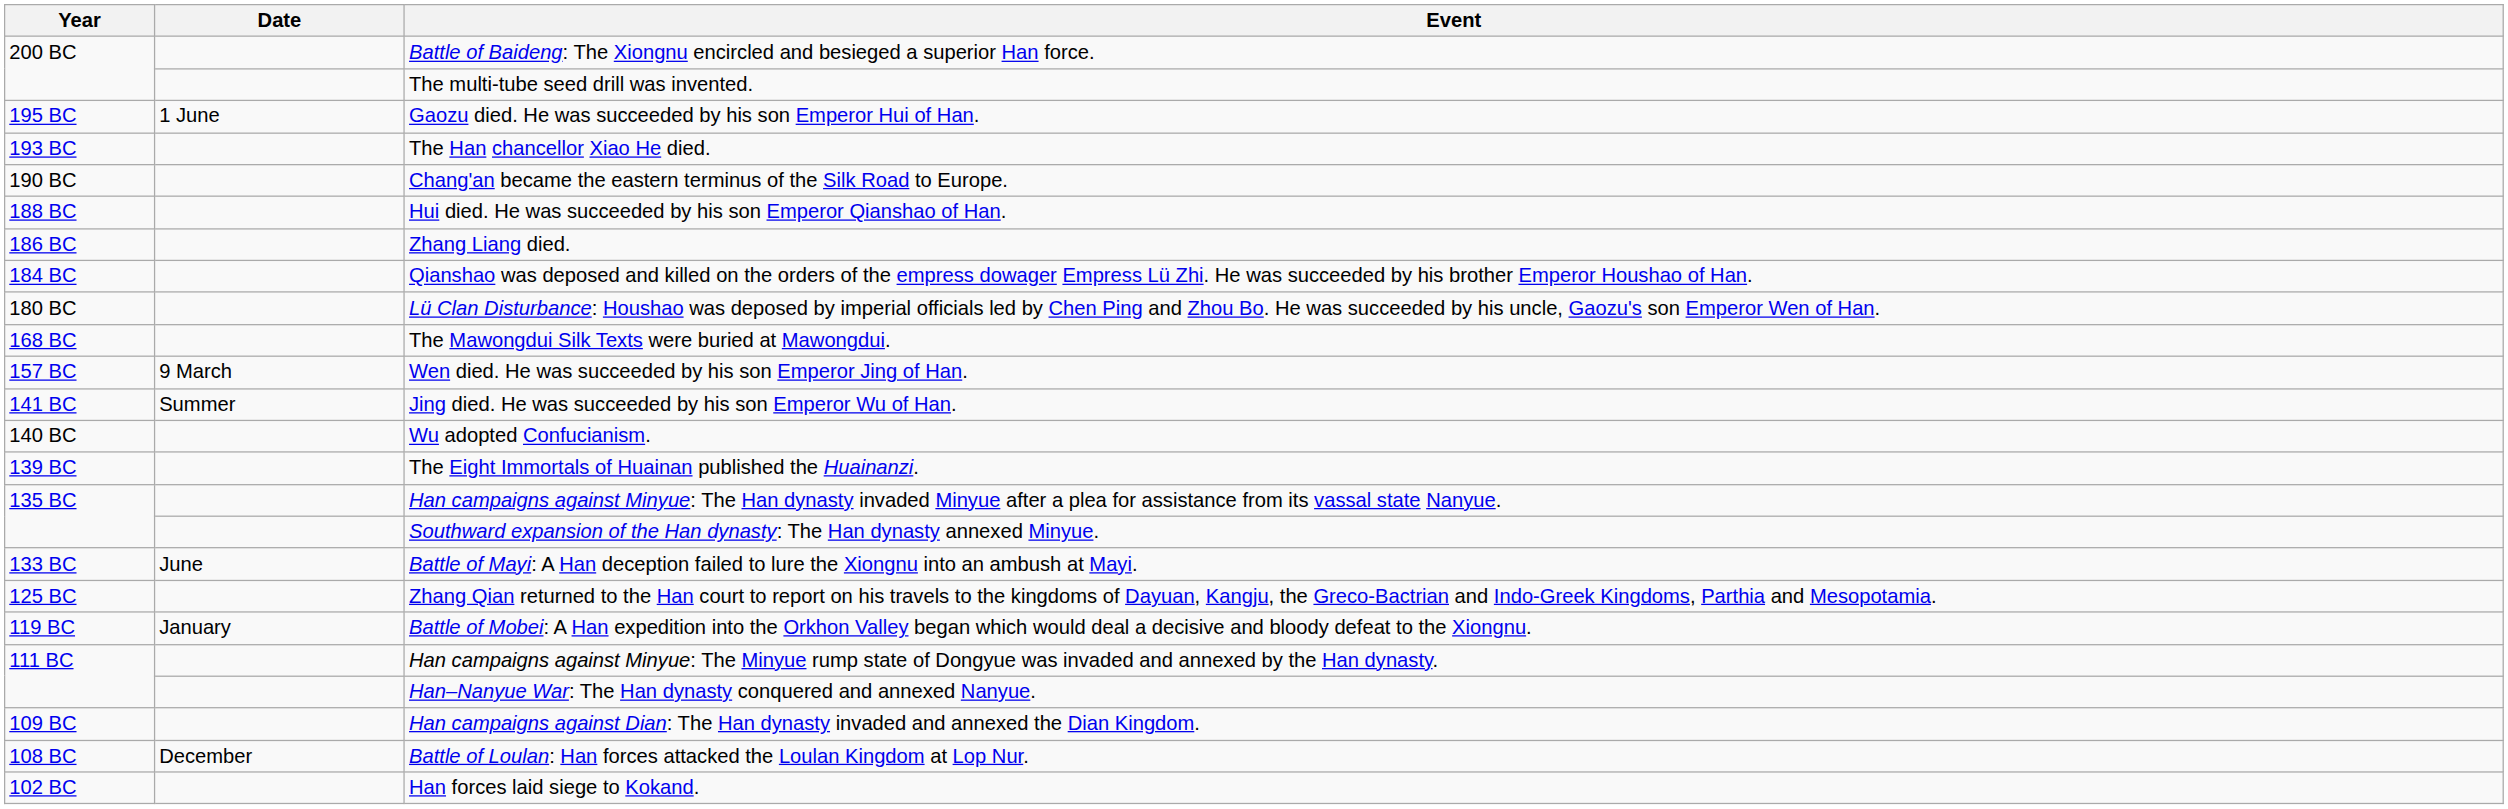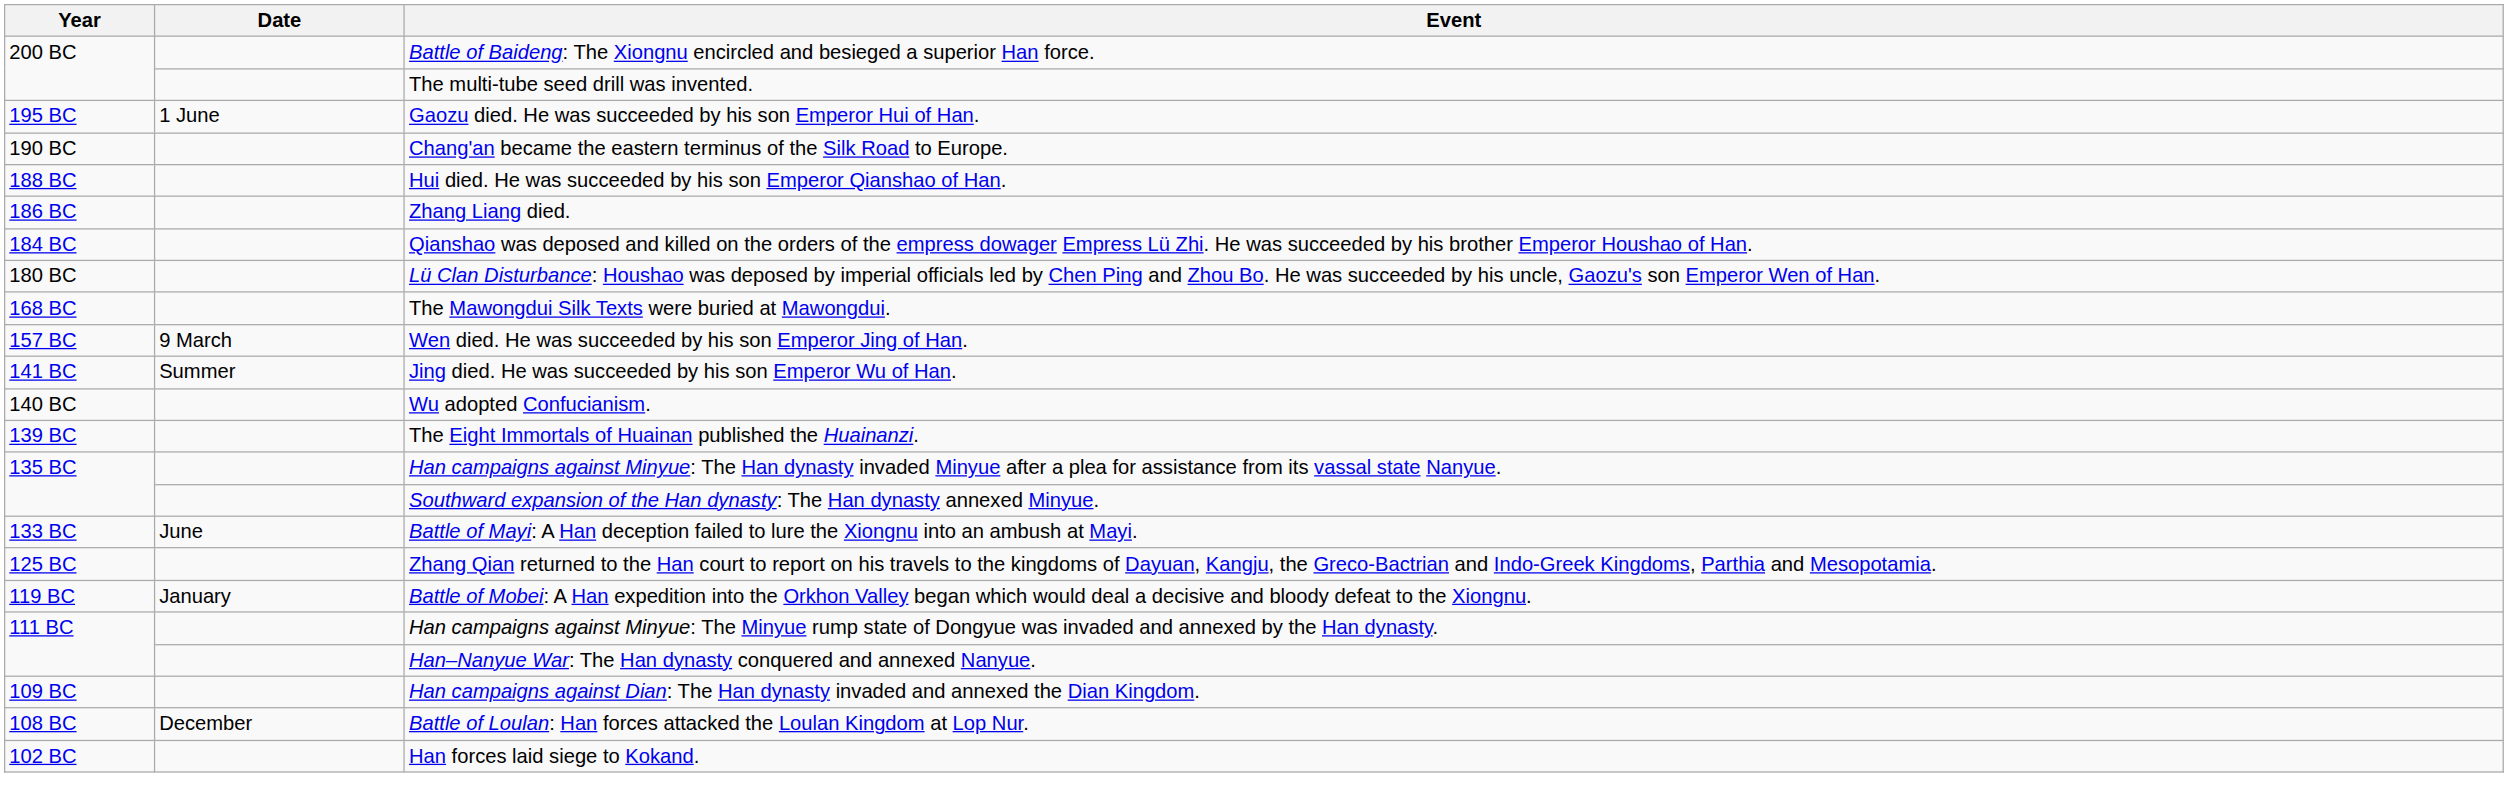- row: (560, 148)
